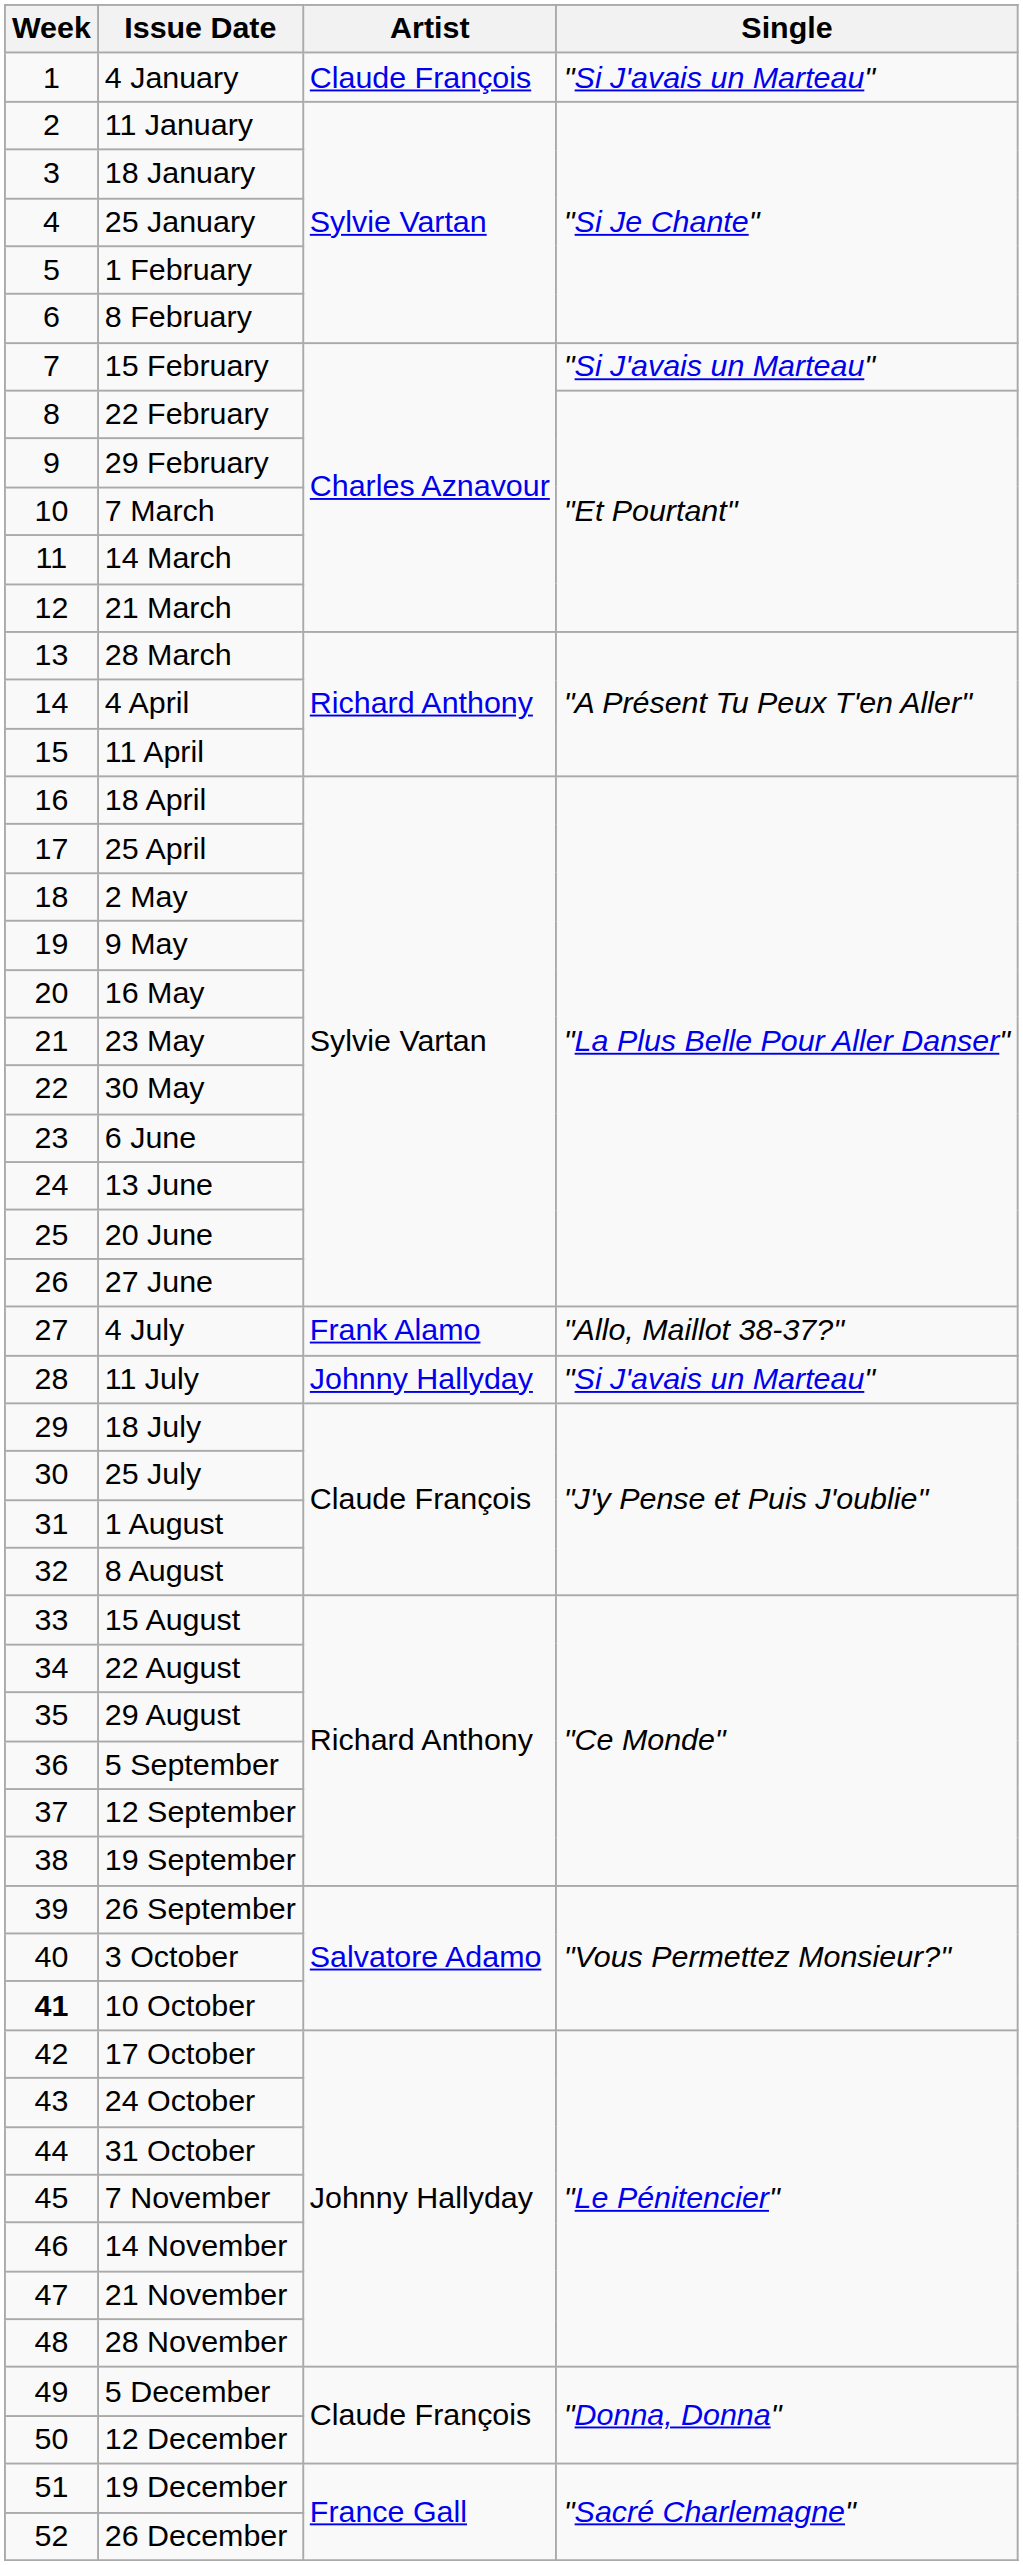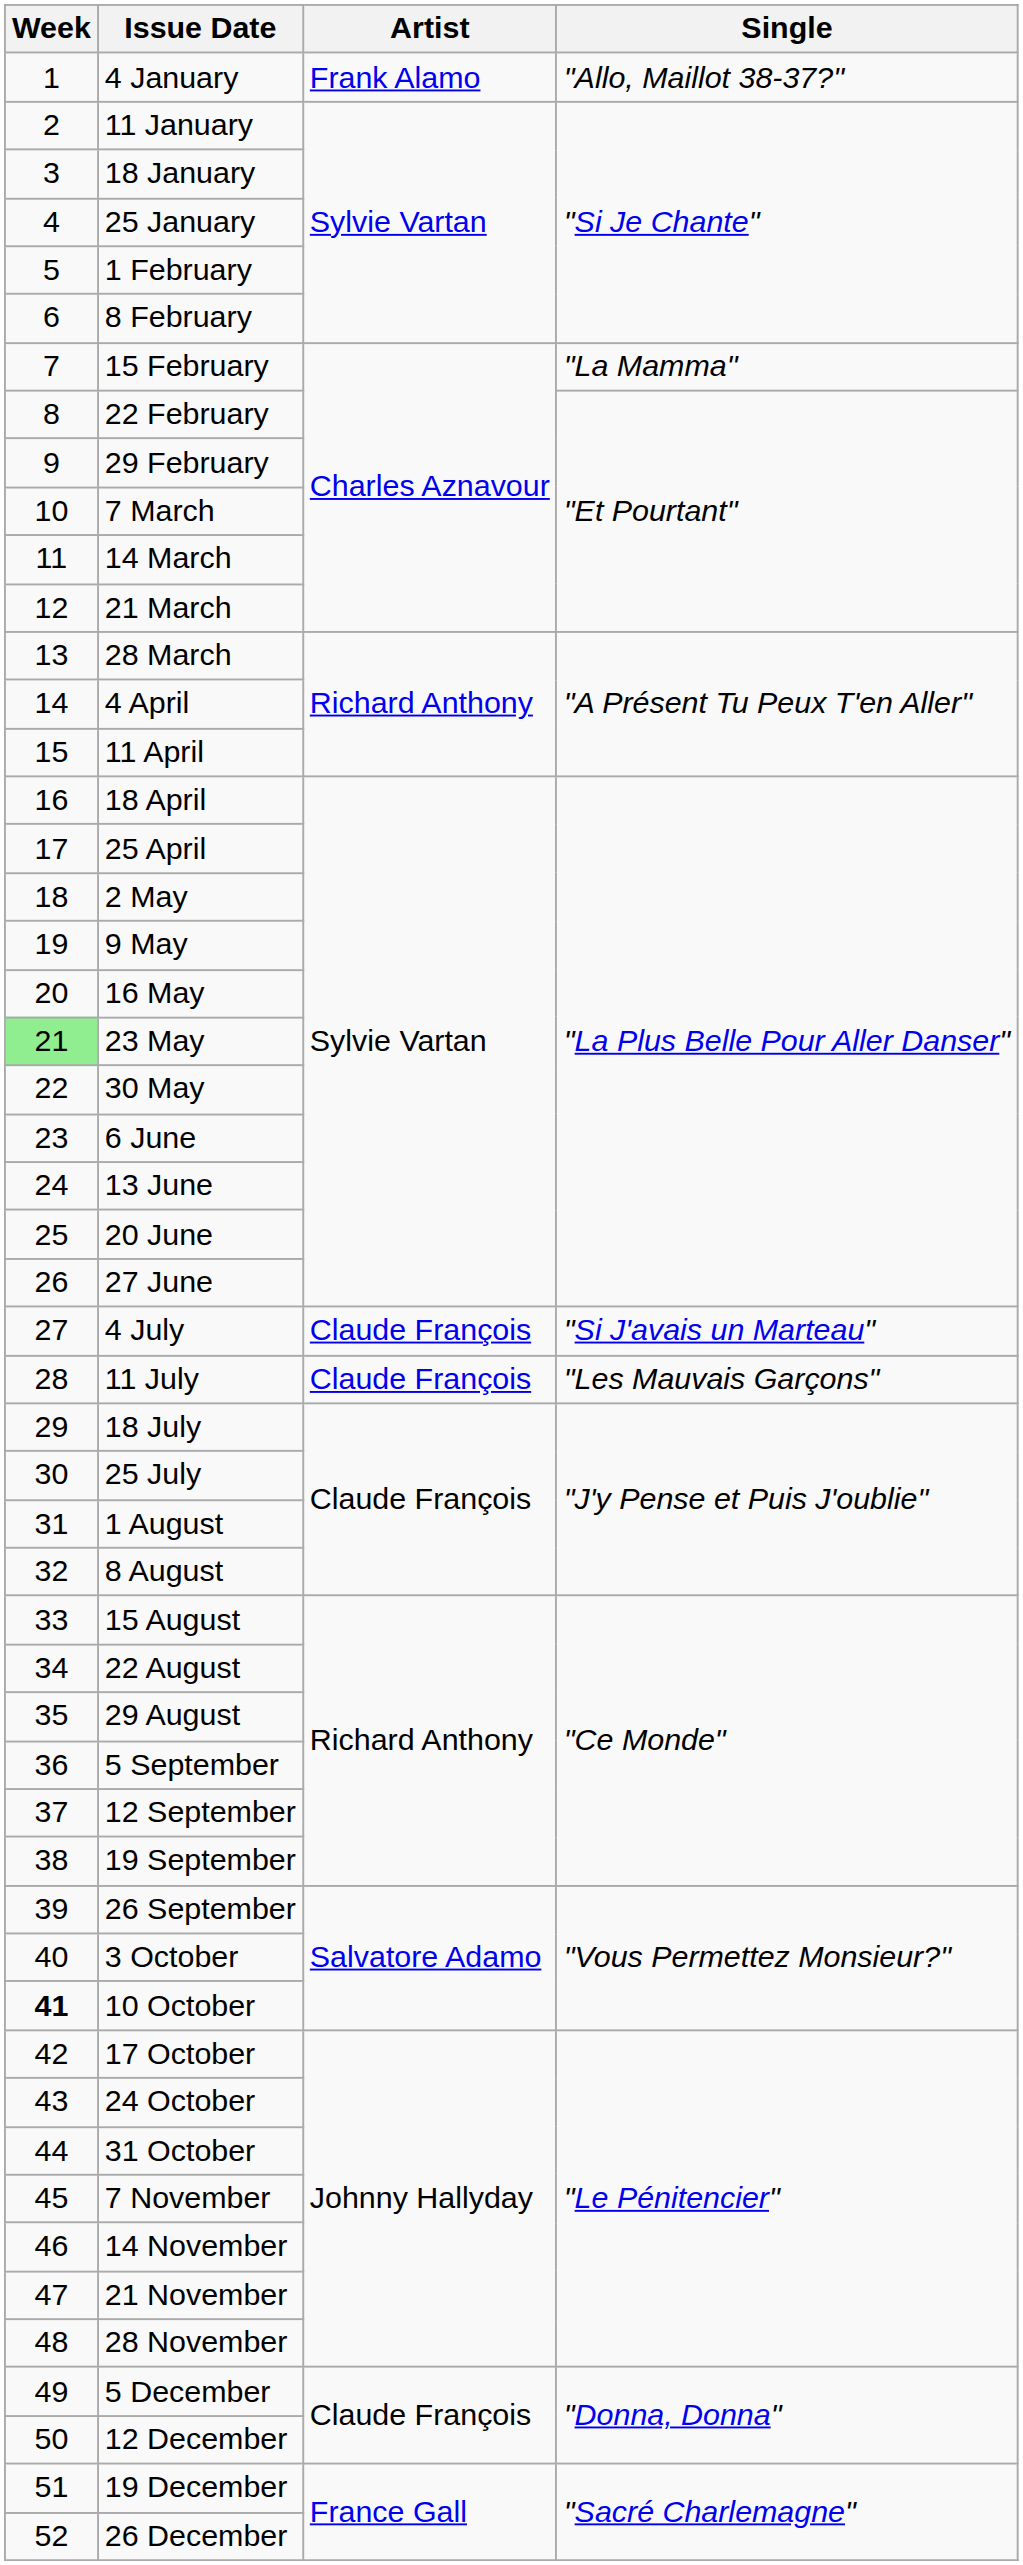(421, 76) Claude François -> (395, 76) Frank Alamo
(719, 76) "Si J'avais un Marteau" -> (704, 76) "Allo, Maillot 38-37?"
(719, 366) "Si J'avais un Marteau" -> (651, 366) "La Mamma"
(51, 1041) no background -> (51, 1041) lightgreen background
(395, 1330) Frank Alamo -> (421, 1330) Claude François
(704, 1330) "Allo, Maillot 38-37?" -> (719, 1330) "Si J'avais un Marteau"
(421, 1378) Johnny Hallyday -> (421, 1378) Claude François
(719, 1378) "Si J'avais un Marteau" -> (722, 1378) "Les Mauvais Garçons"
